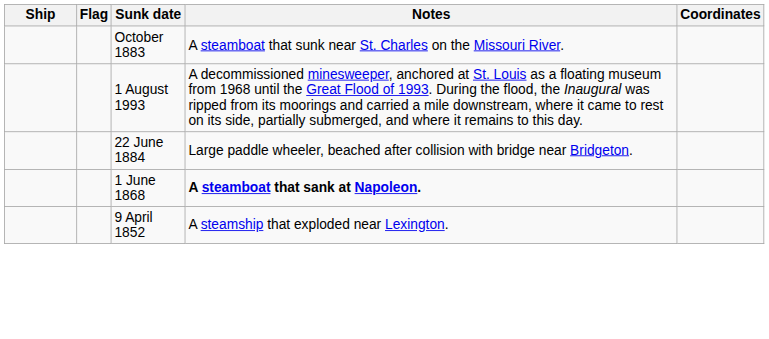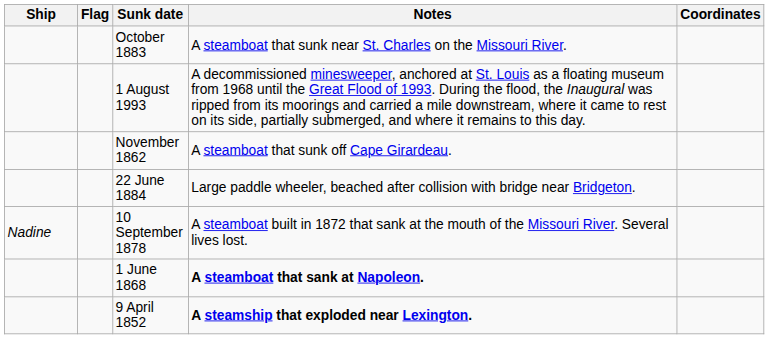+ row: (147, 150)
+ row: (149, 232)
(318, 225) normal -> (332, 315) bold
